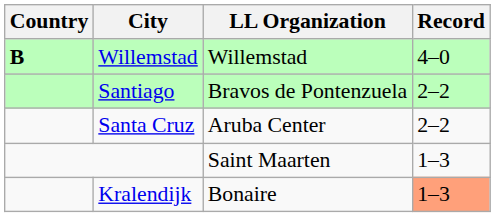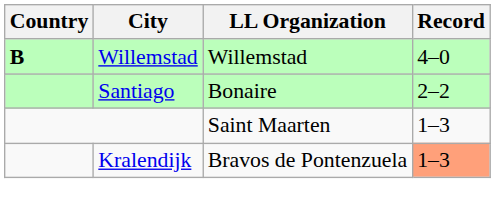(307, 90) Bravos de Pontenzuela -> (242, 90) Bonaire
- row: (146, 125)
(242, 194) Bonaire -> (307, 159) Bravos de Pontenzuela
